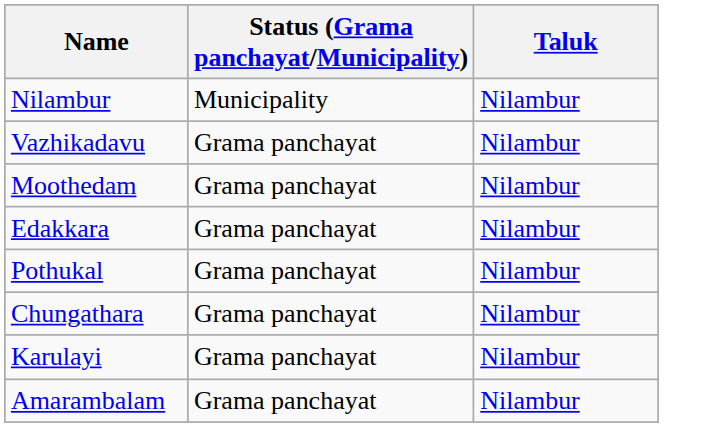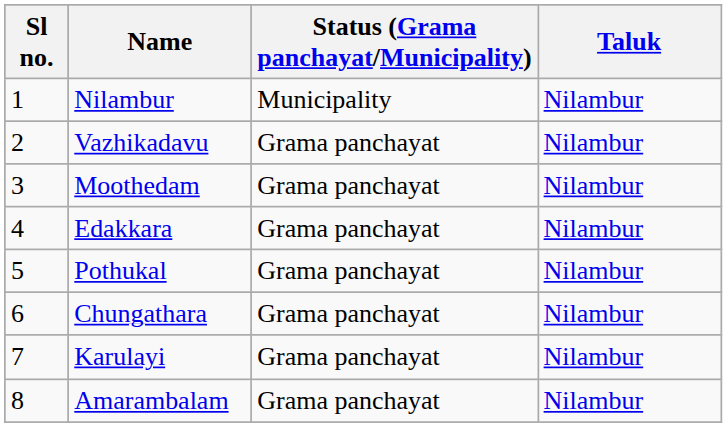+ column: (37, 41)
